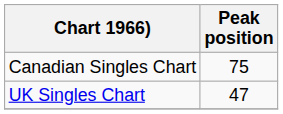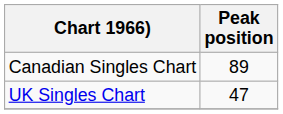(239, 66) 75 -> (239, 66) 89
